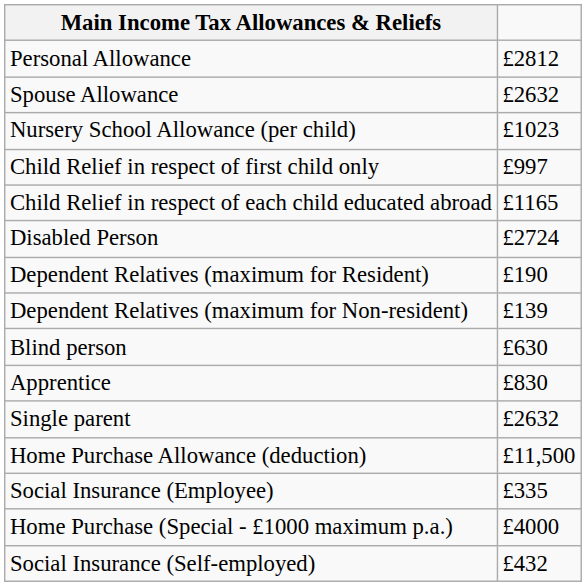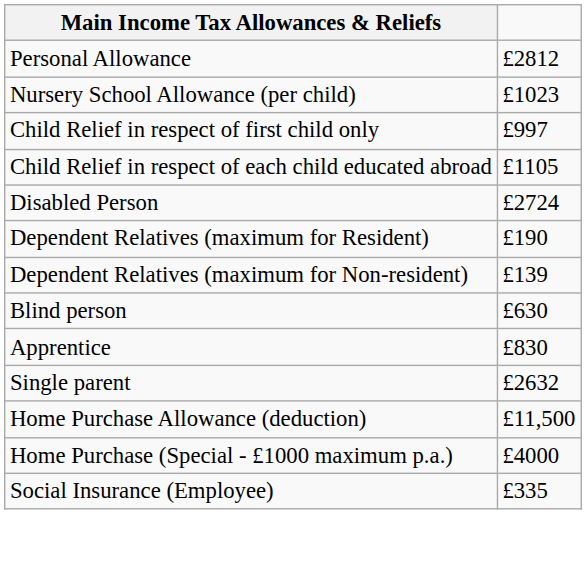- row: (94, 94)
(530, 202) £1165 -> (530, 166) £1105
rows swapped: (231, 526) <-> (142, 490)
- row: (163, 563)
